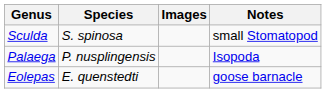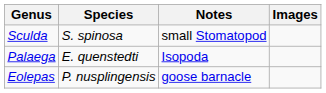columns swapped: (265, 14) <-> (184, 14)
(109, 56) P. nusplingensis -> (100, 56) E. quenstedti
(100, 77) E. quenstedti -> (109, 77) P. nusplingensis
